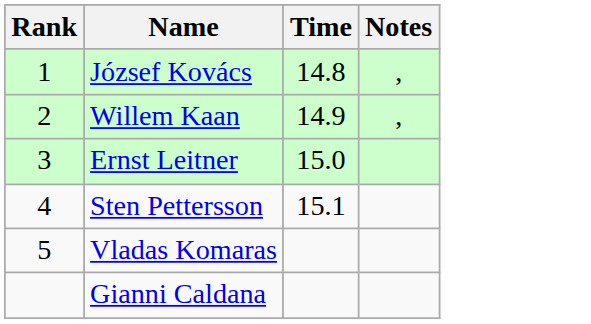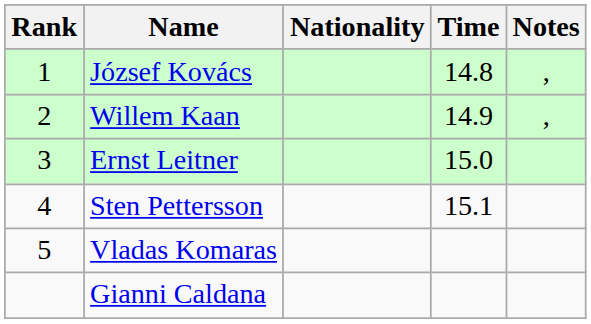+ column: (357, 26)
